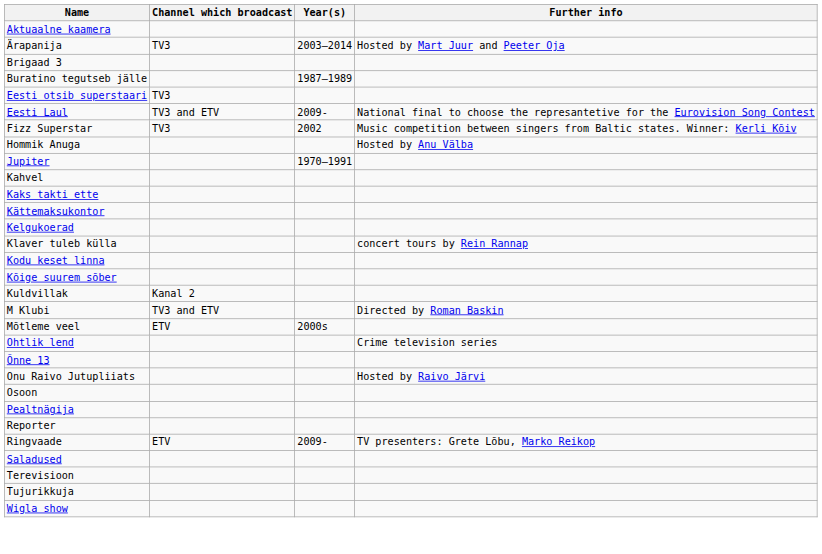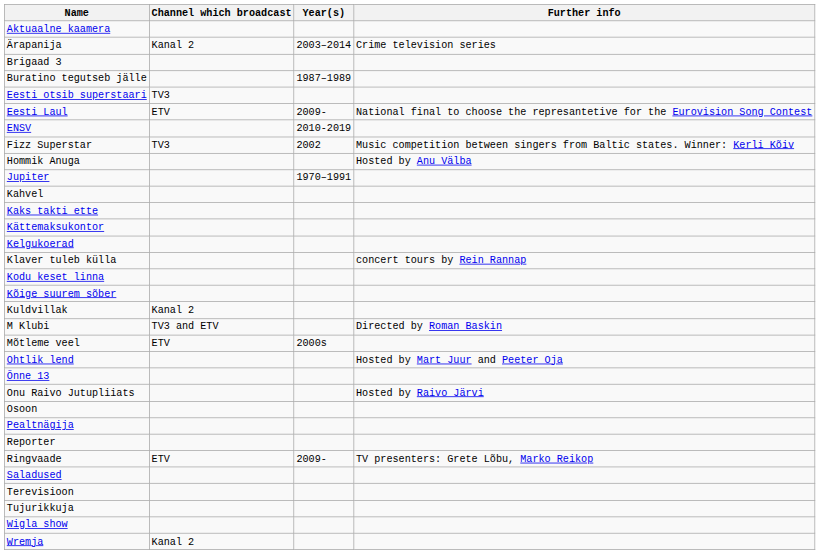(161, 46) TV3 -> (173, 46) Kanal 2
(461, 46) Hosted by Mart Juur and Peeter Oja -> (426, 46) Crime television series
(186, 112) TV3 and ETV -> (161, 112) ETV
+ row: (19, 128)
(427, 343) Crime television series -> (459, 360) Hosted by Mart Juur and Peeter Oja
+ row: (25, 541)
